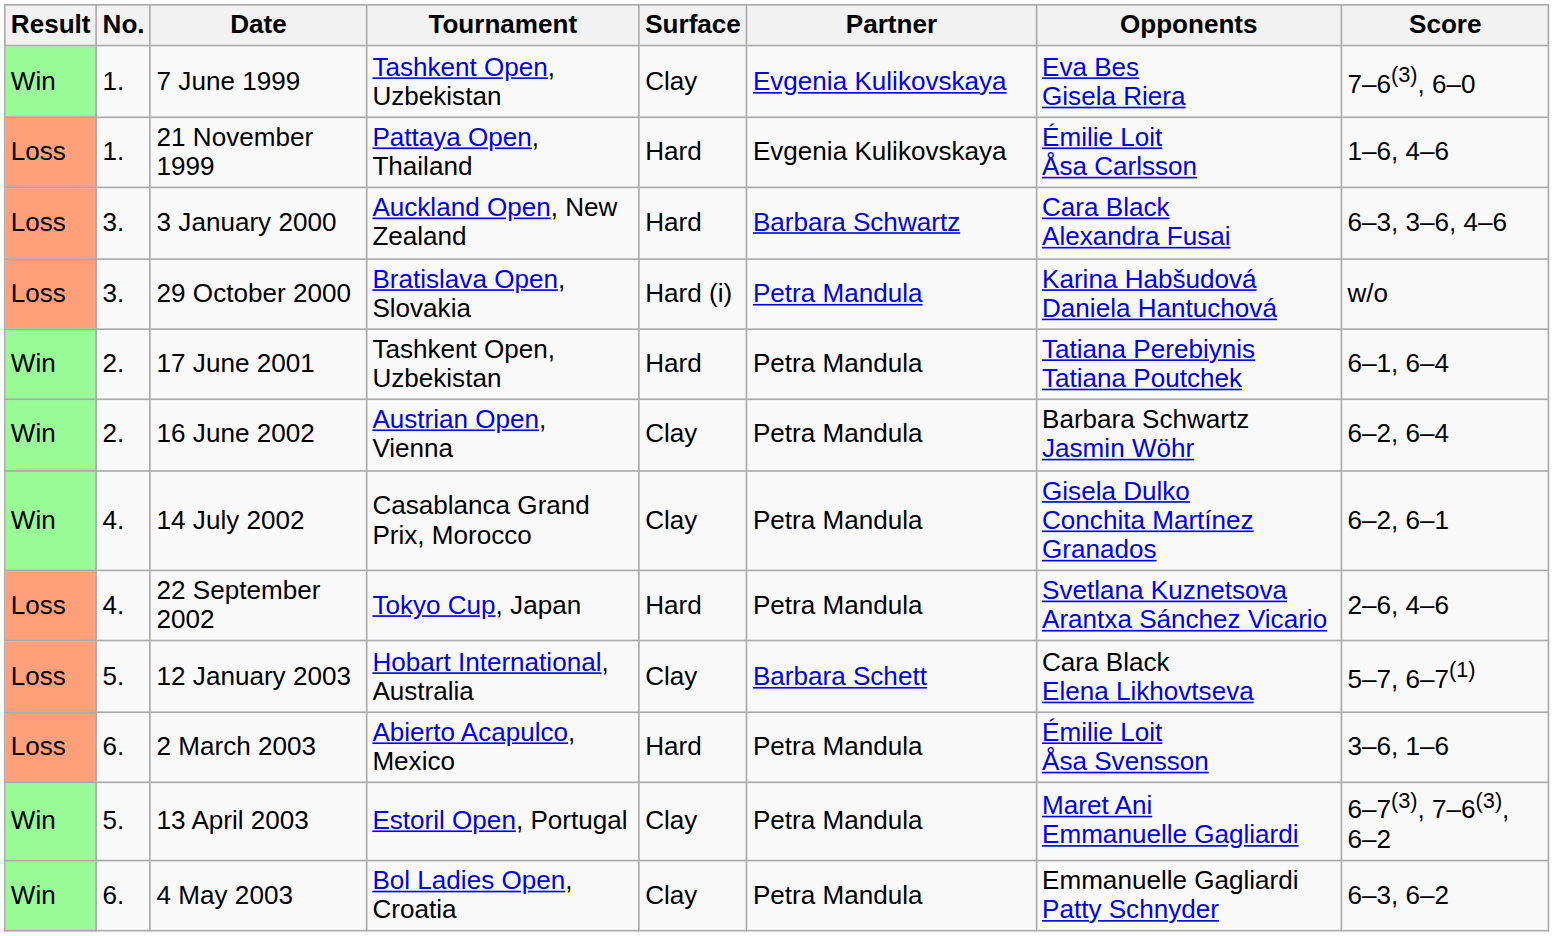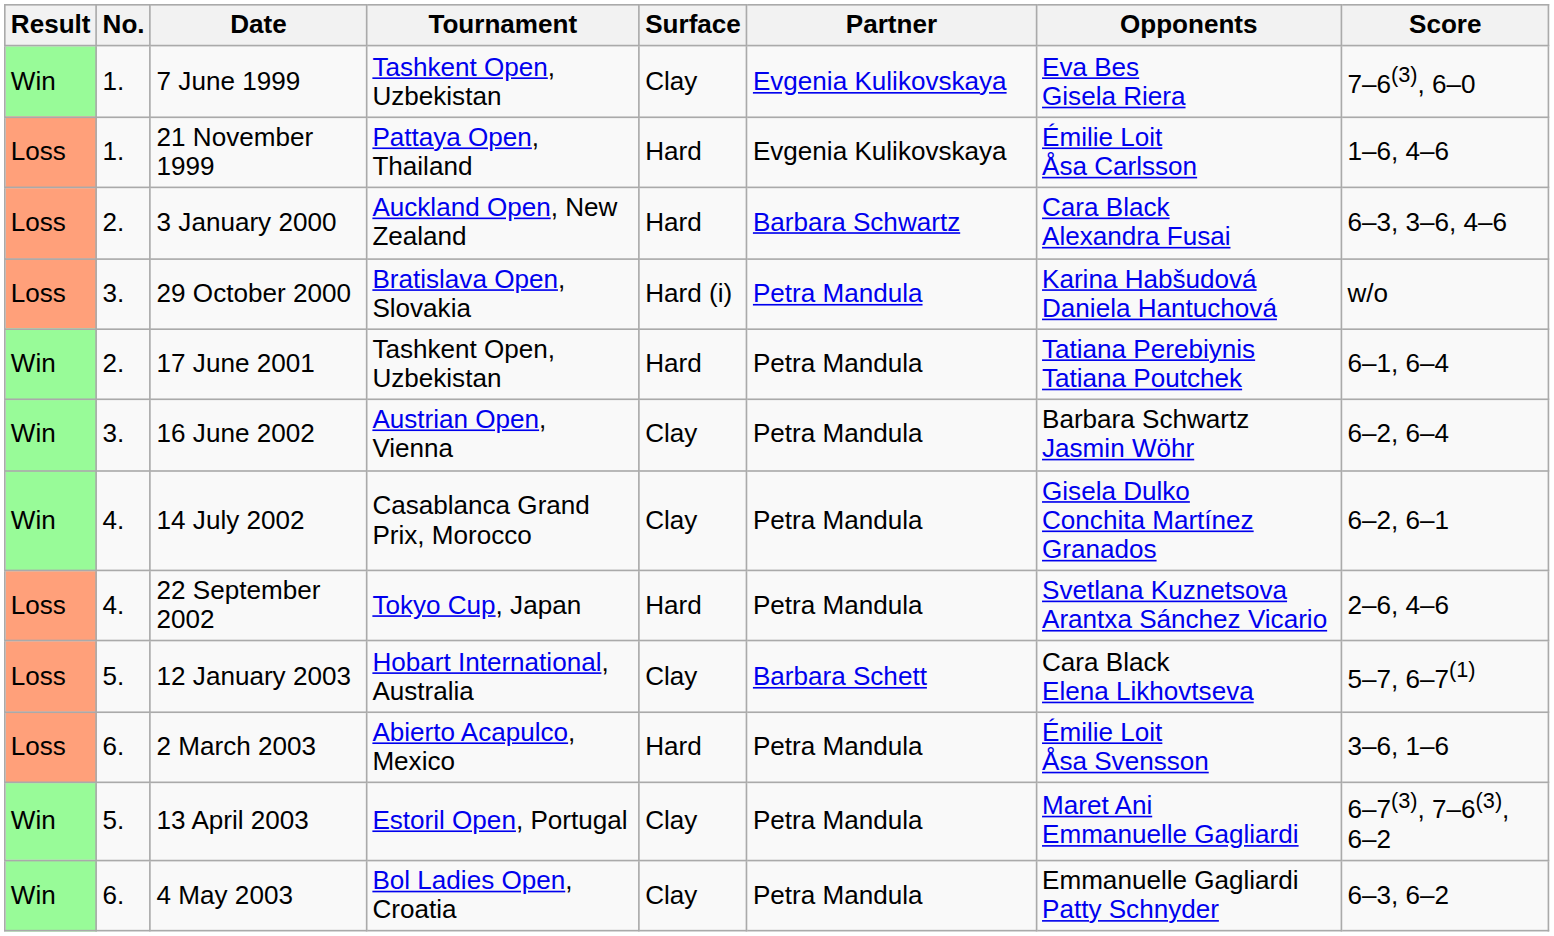(113, 222) 3. -> (113, 222) 2.
(113, 434) 2. -> (113, 434) 3.
